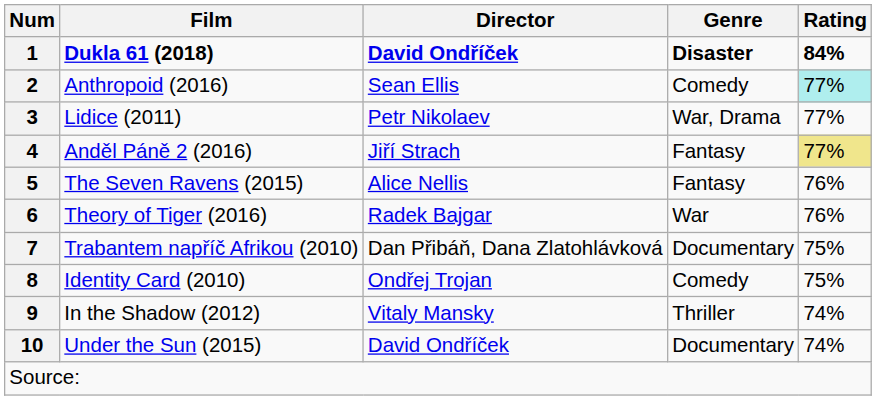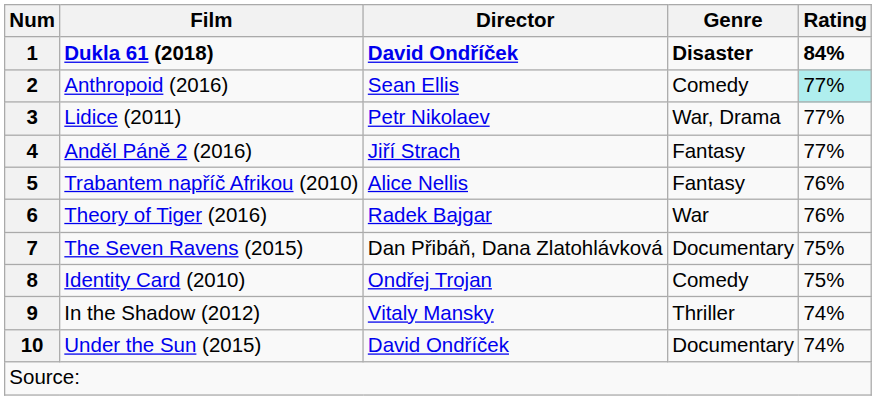(824, 150) khaki background -> (824, 150) no background
(184, 183) The Seven Ravens (2015) -> (211, 183) Trabantem napříč Afrikou (2010)
(211, 248) Trabantem napříč Afrikou (2010) -> (184, 248) The Seven Ravens (2015)
